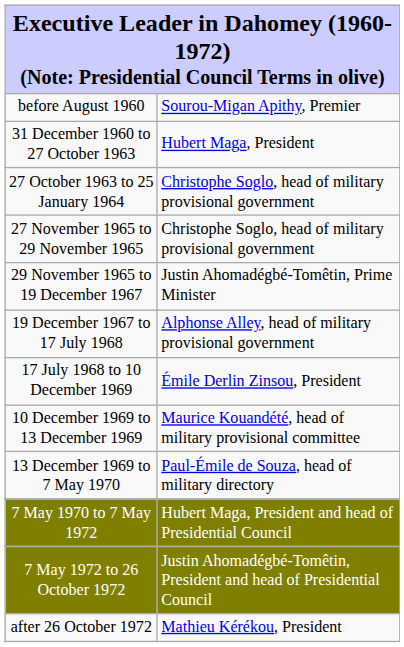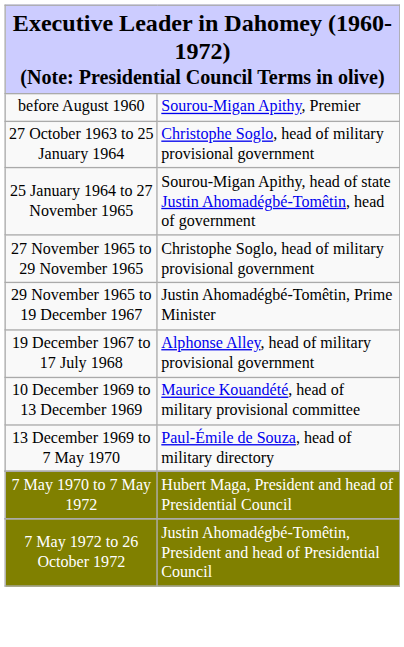- row: (81, 144)
+ row: (81, 201)
- row: (81, 380)
- row: (81, 627)
